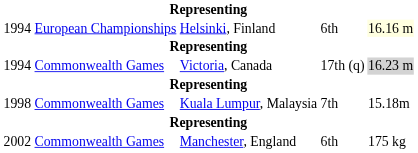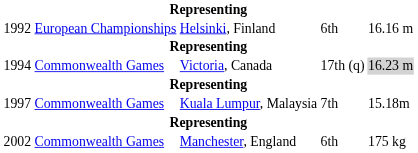(17, 28) 1994 -> (17, 28) 1992
(391, 28) lightyellow background -> (391, 28) no background
(17, 103) 1998 -> (17, 103) 1997
